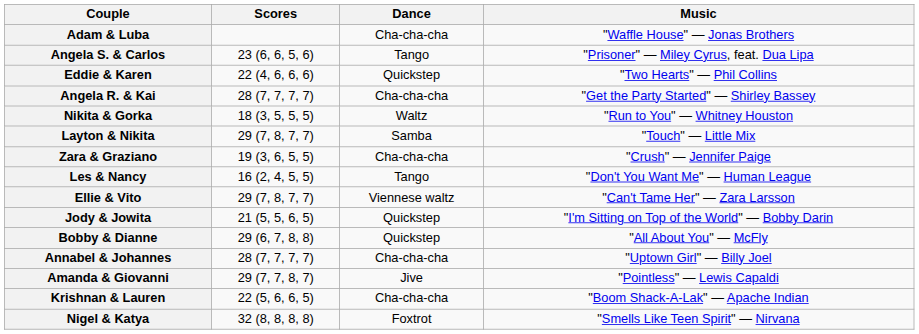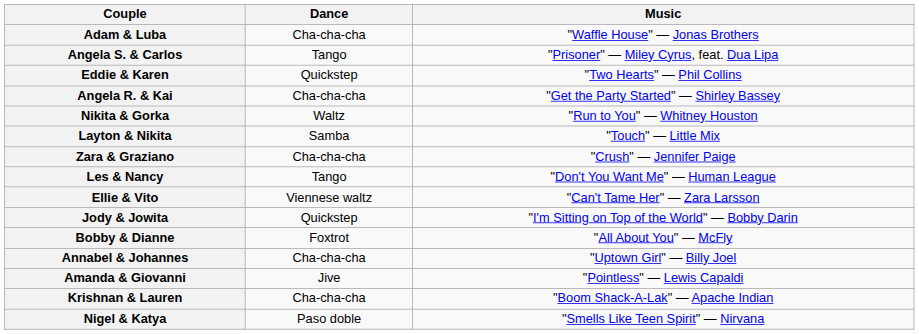- column: (276, 14)
(412, 237) Quickstep -> (329, 237) Foxtrot
(412, 319) Foxtrot -> (329, 319) Paso doble
